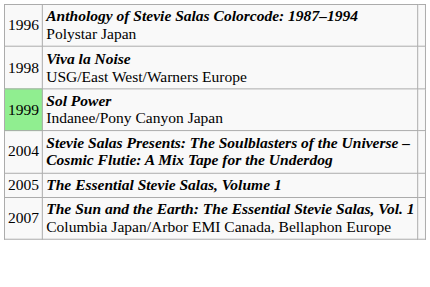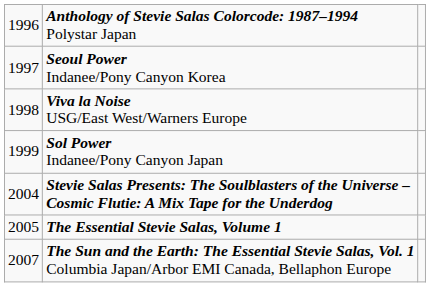+ row: (136, 67)
(24, 109) lightgreen background -> (24, 151) no background
